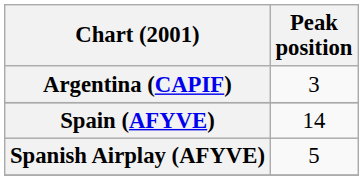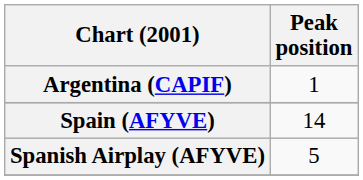(314, 84) 3 -> (314, 84) 1
